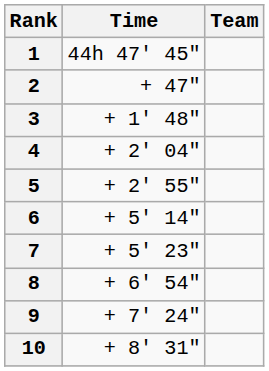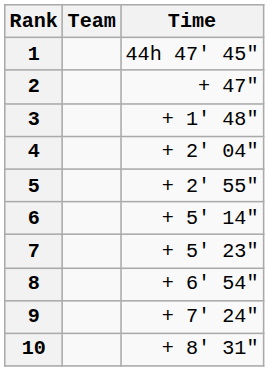columns swapped: (234, 21) <-> (134, 21)
